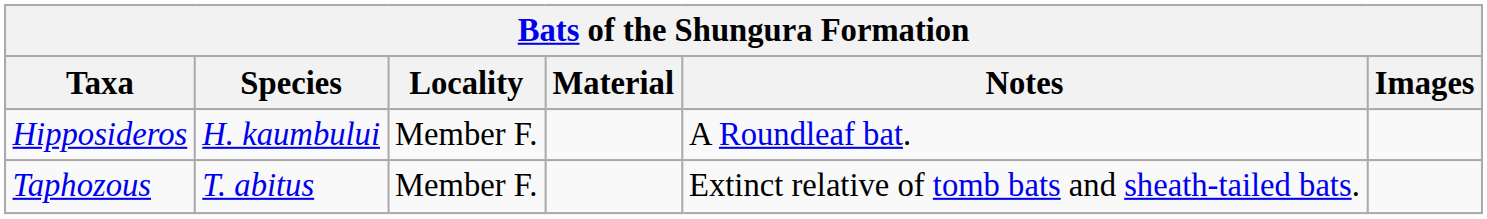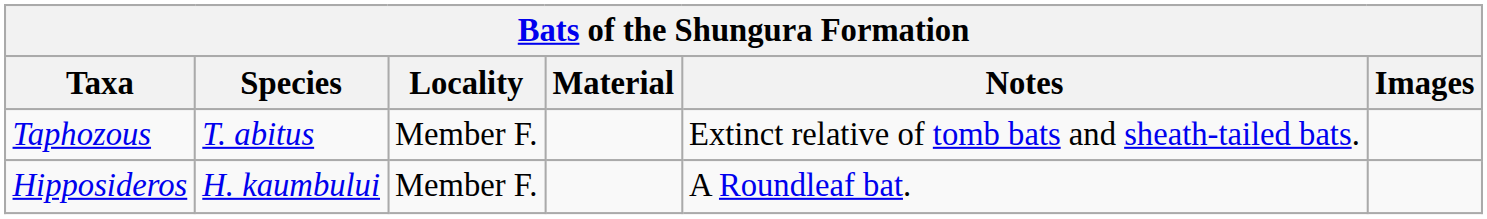rows swapped: (100, 133) <-> (82, 185)
